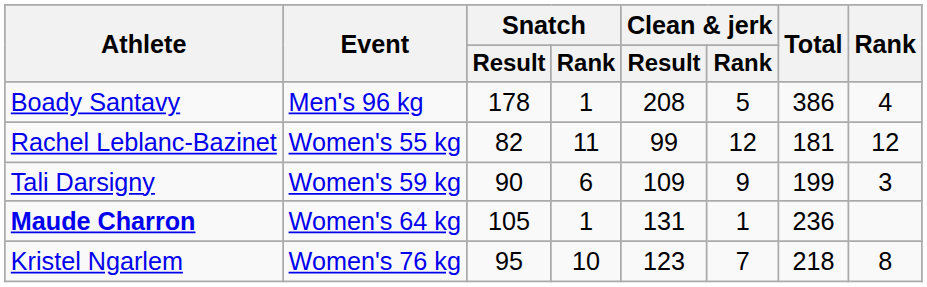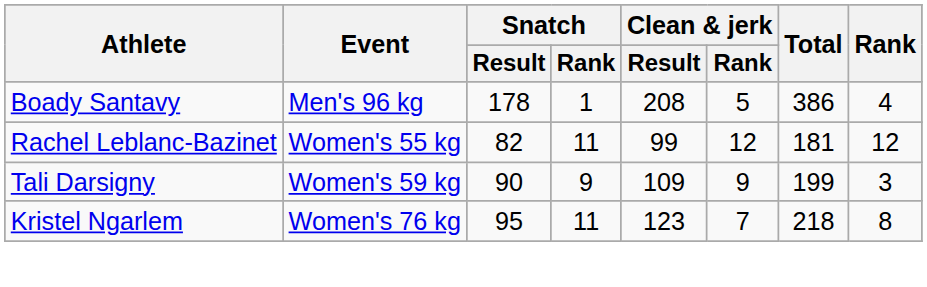(586, 182) 6 -> (586, 182) 9
- row: (103, 222)
(586, 262) 10 -> (586, 222) 11
